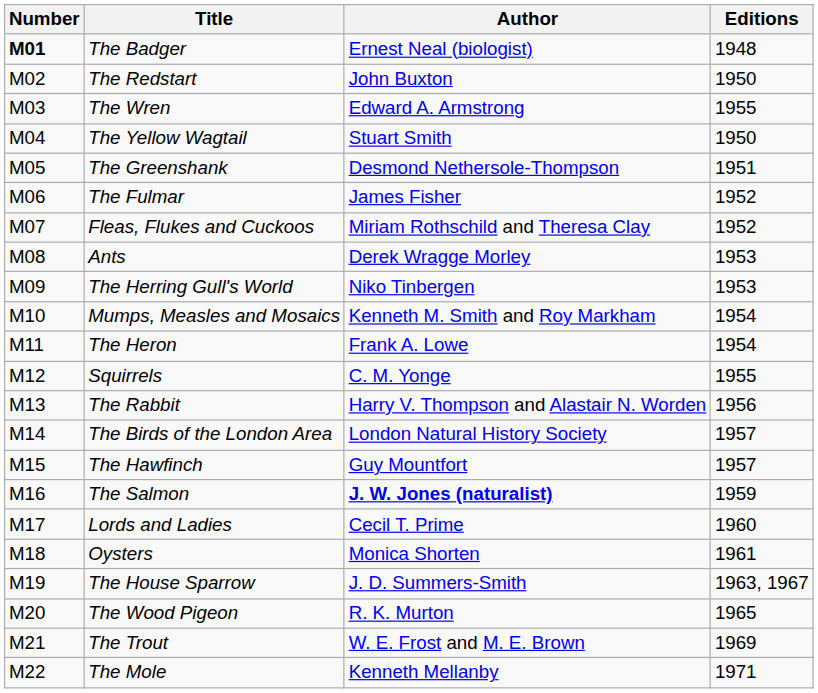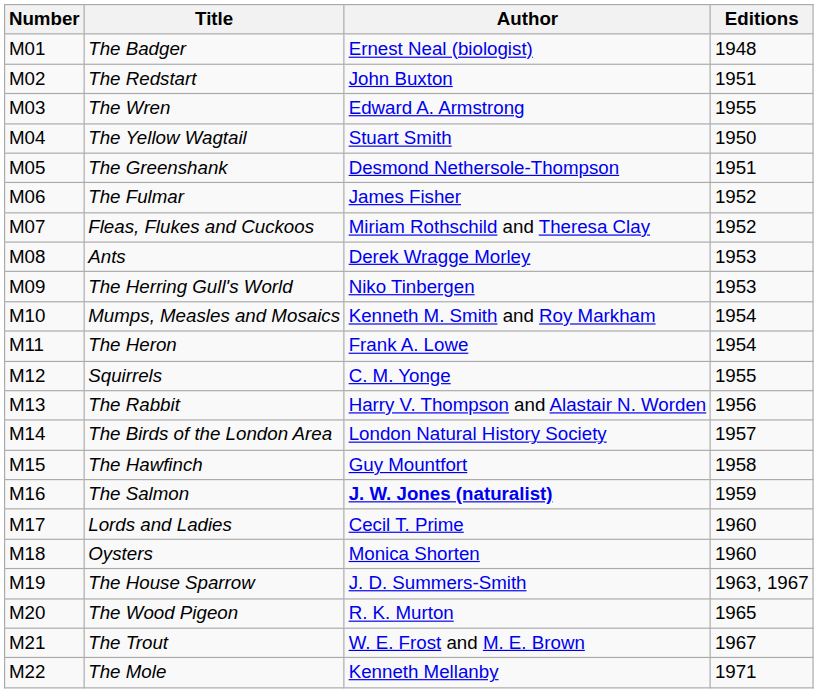(27, 49) bold -> (27, 49) normal
(736, 78) 1950 -> (736, 78) 1951
(736, 464) 1957 -> (736, 464) 1958
(736, 553) 1961 -> (736, 553) 1960
(736, 642) 1969 -> (736, 642) 1967
